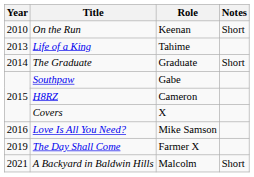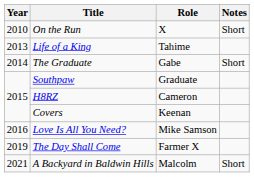(175, 29) Keenan -> (162, 29) X
(178, 63) Graduate -> (170, 63) Gabe
(170, 79) Gabe -> (178, 79) Graduate
(162, 113) X -> (175, 113) Keenan
